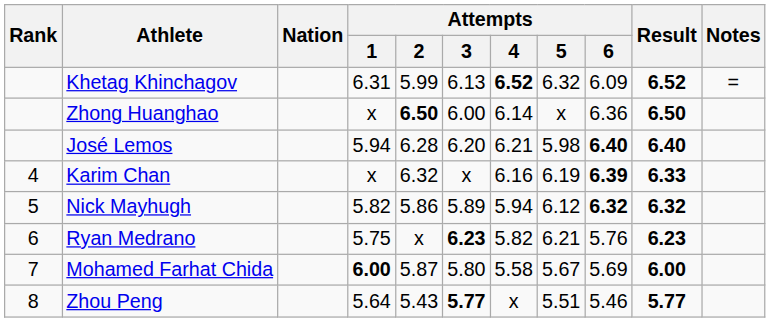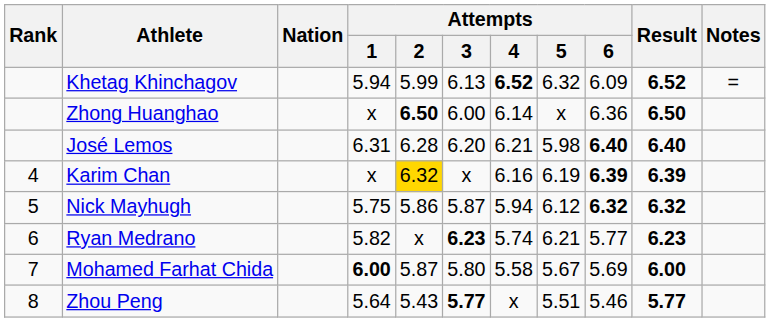(372, 82) 6.31 -> (372, 82) 5.94
(372, 144) 5.94 -> (372, 144) 6.31
(419, 176) no background -> (419, 176) gold background
(667, 176) 6.33 -> (667, 176) 6.39
(372, 207) 5.82 -> (372, 207) 5.75
(466, 207) 5.89 -> (466, 207) 5.87
(372, 238) 5.75 -> (372, 238) 5.82
(514, 238) 5.82 -> (514, 238) 5.74
(608, 238) 5.76 -> (608, 238) 5.77
